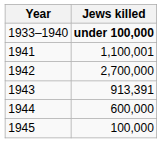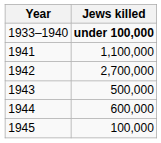(127, 52) 1,100,001 -> (127, 52) 1,100,000
(132, 90) 913,391 -> (132, 90) 500,000
